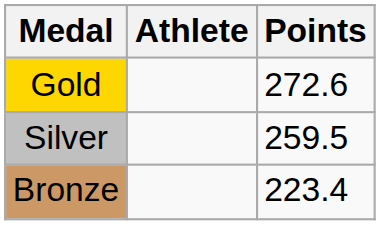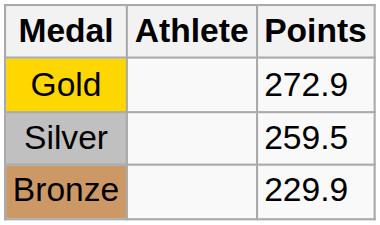(306, 84) 272.6 -> (306, 84) 272.9
(306, 191) 223.4 -> (306, 191) 229.9
